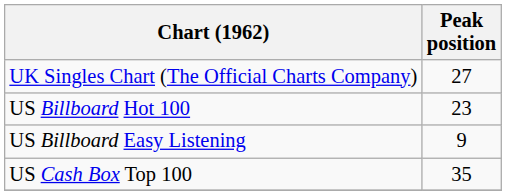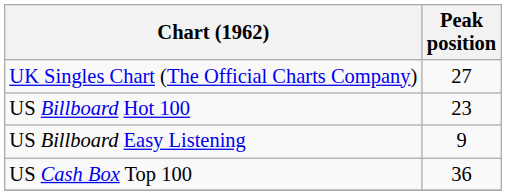(462, 173) 35 -> (462, 173) 36
